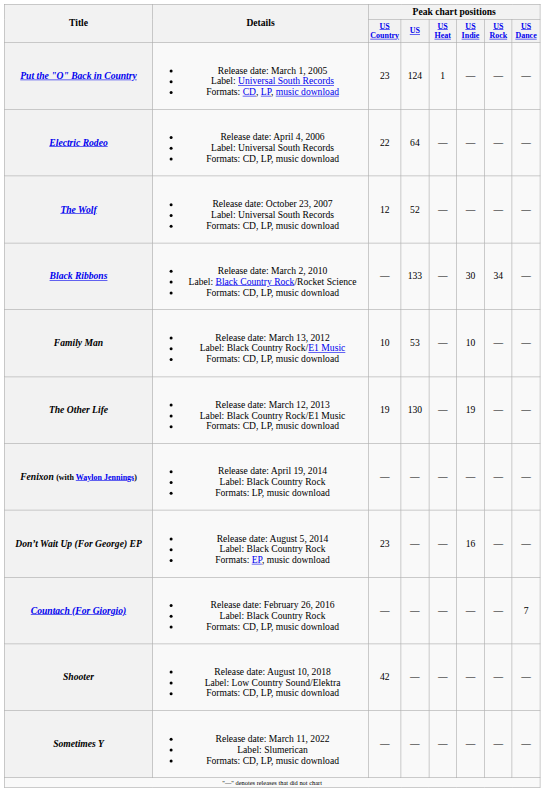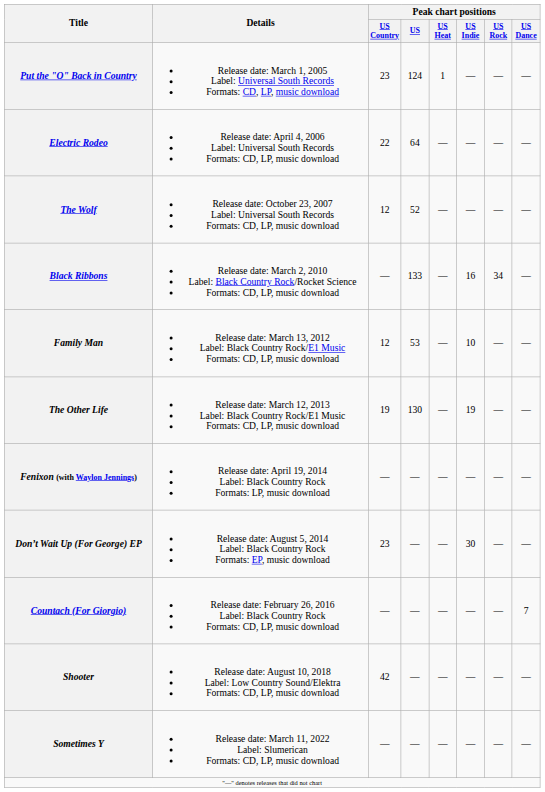(470, 276) 30 -> (470, 276) 16
(385, 343) 10 -> (385, 343) 12
(470, 543) 16 -> (470, 543) 30
